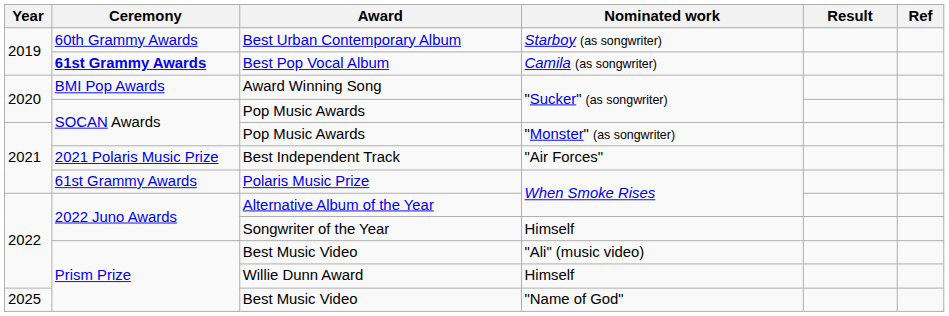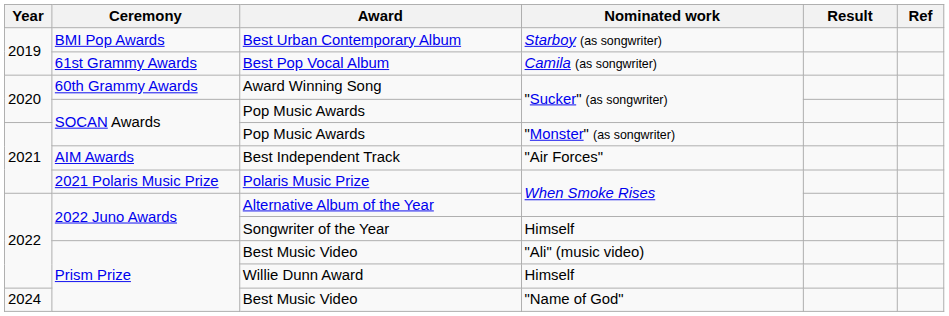(126, 39) 60th Grammy Awards -> (110, 39) BMI Pop Awards
(131, 63) bold -> (126, 63) normal
(110, 87) BMI Pop Awards -> (126, 87) 60th Grammy Awards
(137, 157) 2021 Polaris Music Prize -> (94, 157) AIM Awards
(126, 181) 61st Grammy Awards -> (137, 181) 2021 Polaris Music Prize
(24, 299) 2025 -> (24, 299) 2024
